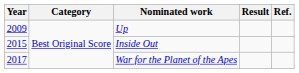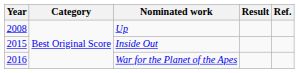(17, 28) 2009 -> (17, 28) 2008
(17, 60) 2017 -> (17, 60) 2016
